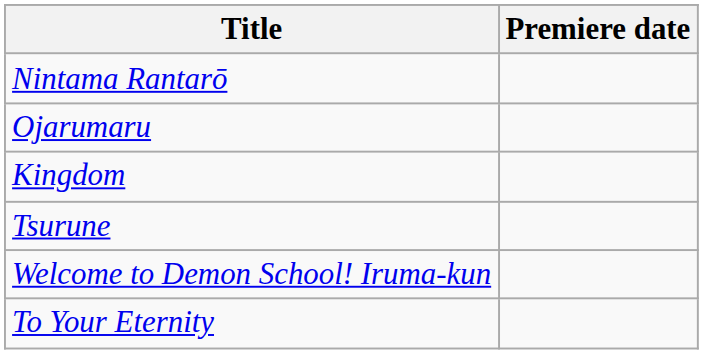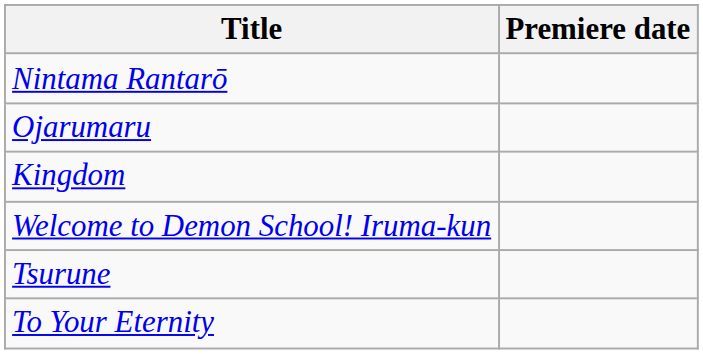rows swapped: (61, 224) <-> (252, 273)
